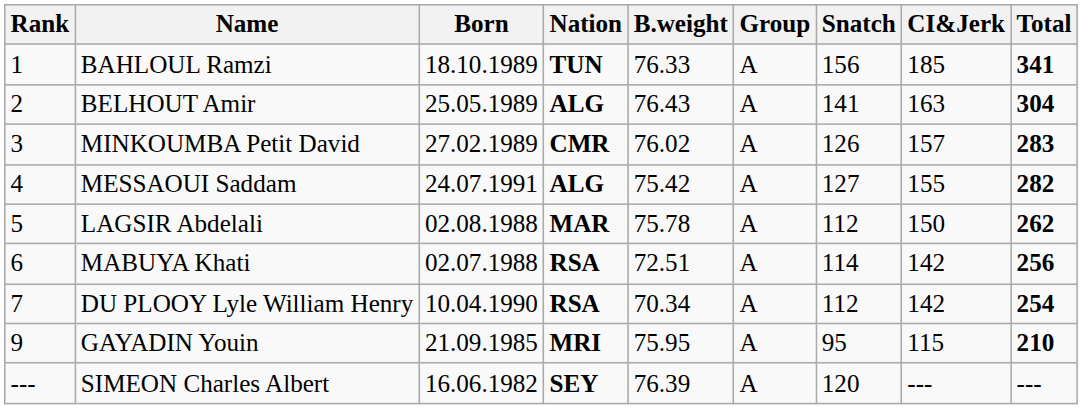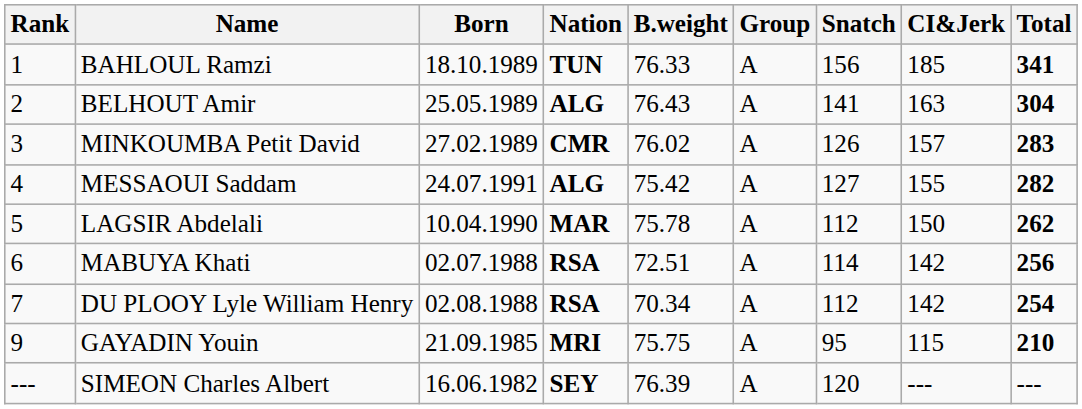(481, 223) 02.08.1988 -> (481, 223) 10.04.1990
(481, 303) 10.04.1990 -> (481, 303) 02.08.1988
(662, 343) 75.95 -> (662, 343) 75.75
